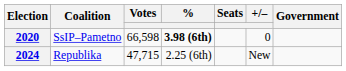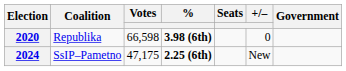(87, 37) SsIP–Pametno -> (77, 37) Republika
(77, 56) Republika -> (87, 56) SsIP–Pametno
(143, 56) 47,715 -> (143, 56) 47,175
(189, 56) normal -> (188, 56) bold
